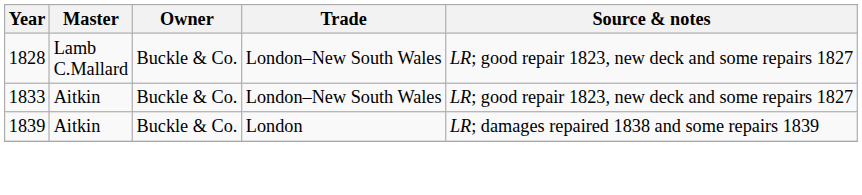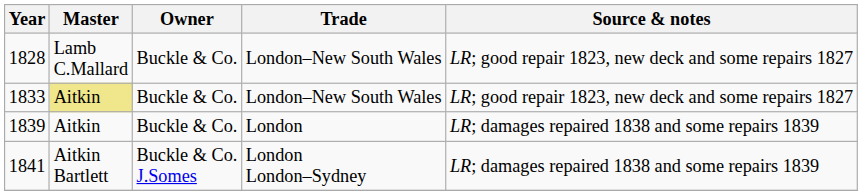(77, 97) no background -> (77, 97) khaki background
+ row: (27, 165)
